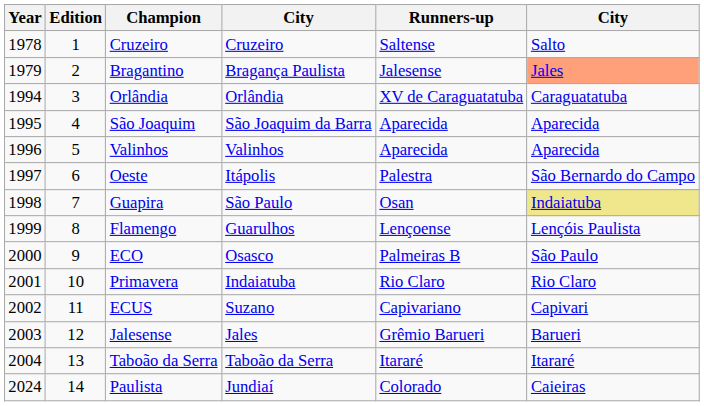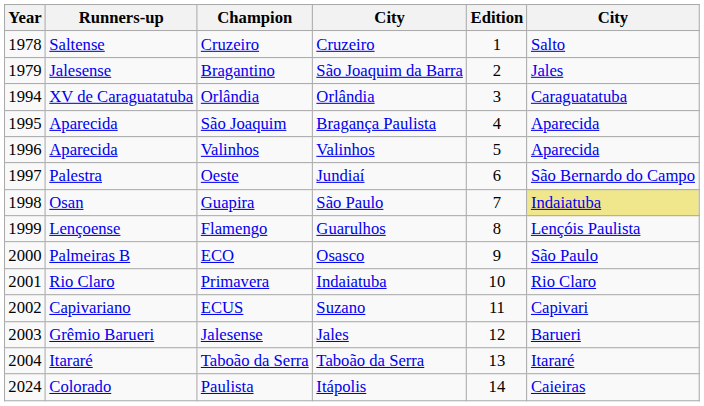columns swapped: (76, 17) <-> (451, 17)
(285, 70) Bragança Paulista -> (390, 70) São Joaquim da Barra
(547, 70) lightsalmon background -> (547, 70) no background
(298, 123) São Joaquim da Barra -> (376, 123) Bragança Paulista
(250, 176) Itápolis -> (340, 176) Jundiaí
(249, 387) Jundiaí -> (341, 387) Itápolis
